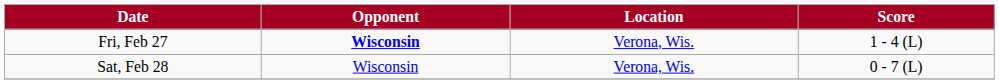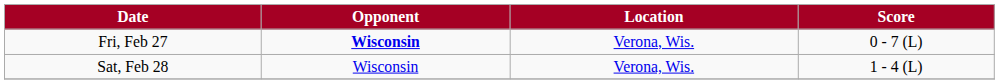(896, 41) 1 - 4 (L) -> (896, 41) 0 - 7 (L)
(896, 66) 0 - 7 (L) -> (896, 66) 1 - 4 (L)
